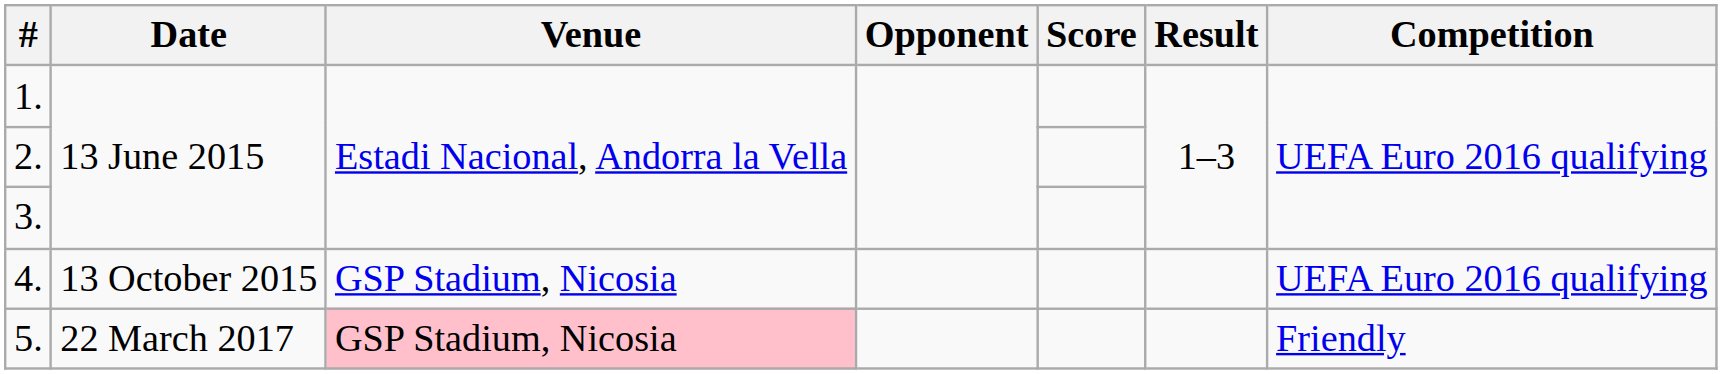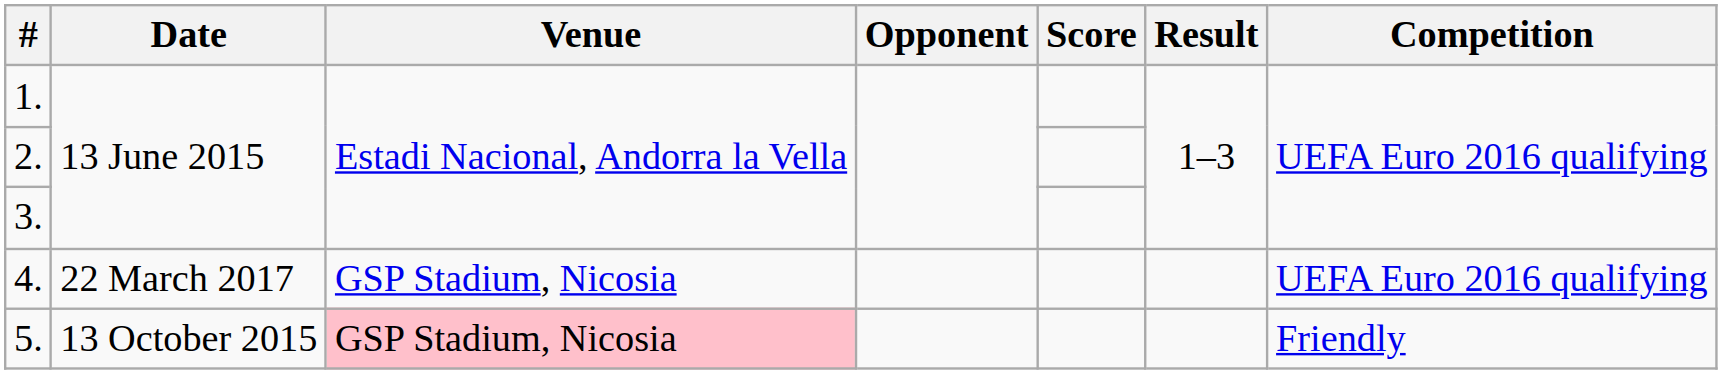(189, 277) 13 October 2015 -> (177, 277) 22 March 2017
(177, 338) 22 March 2017 -> (189, 338) 13 October 2015
